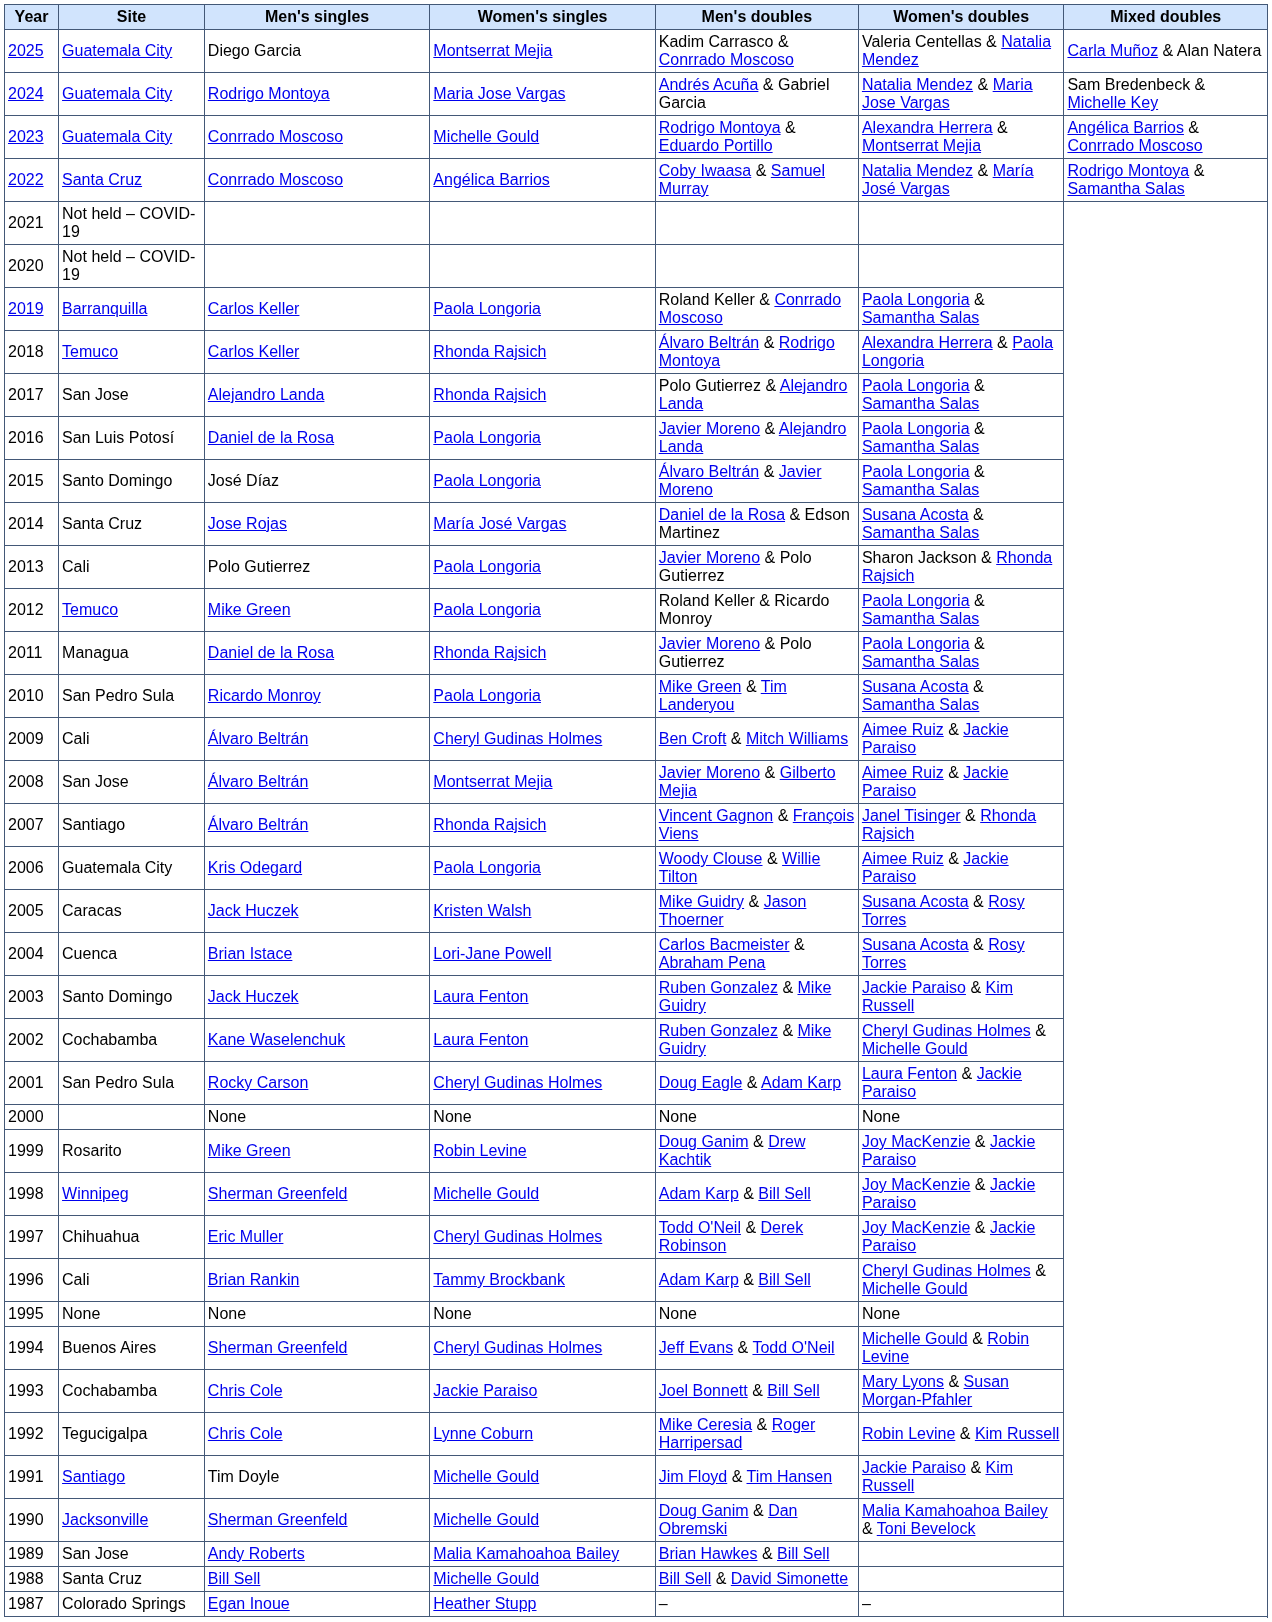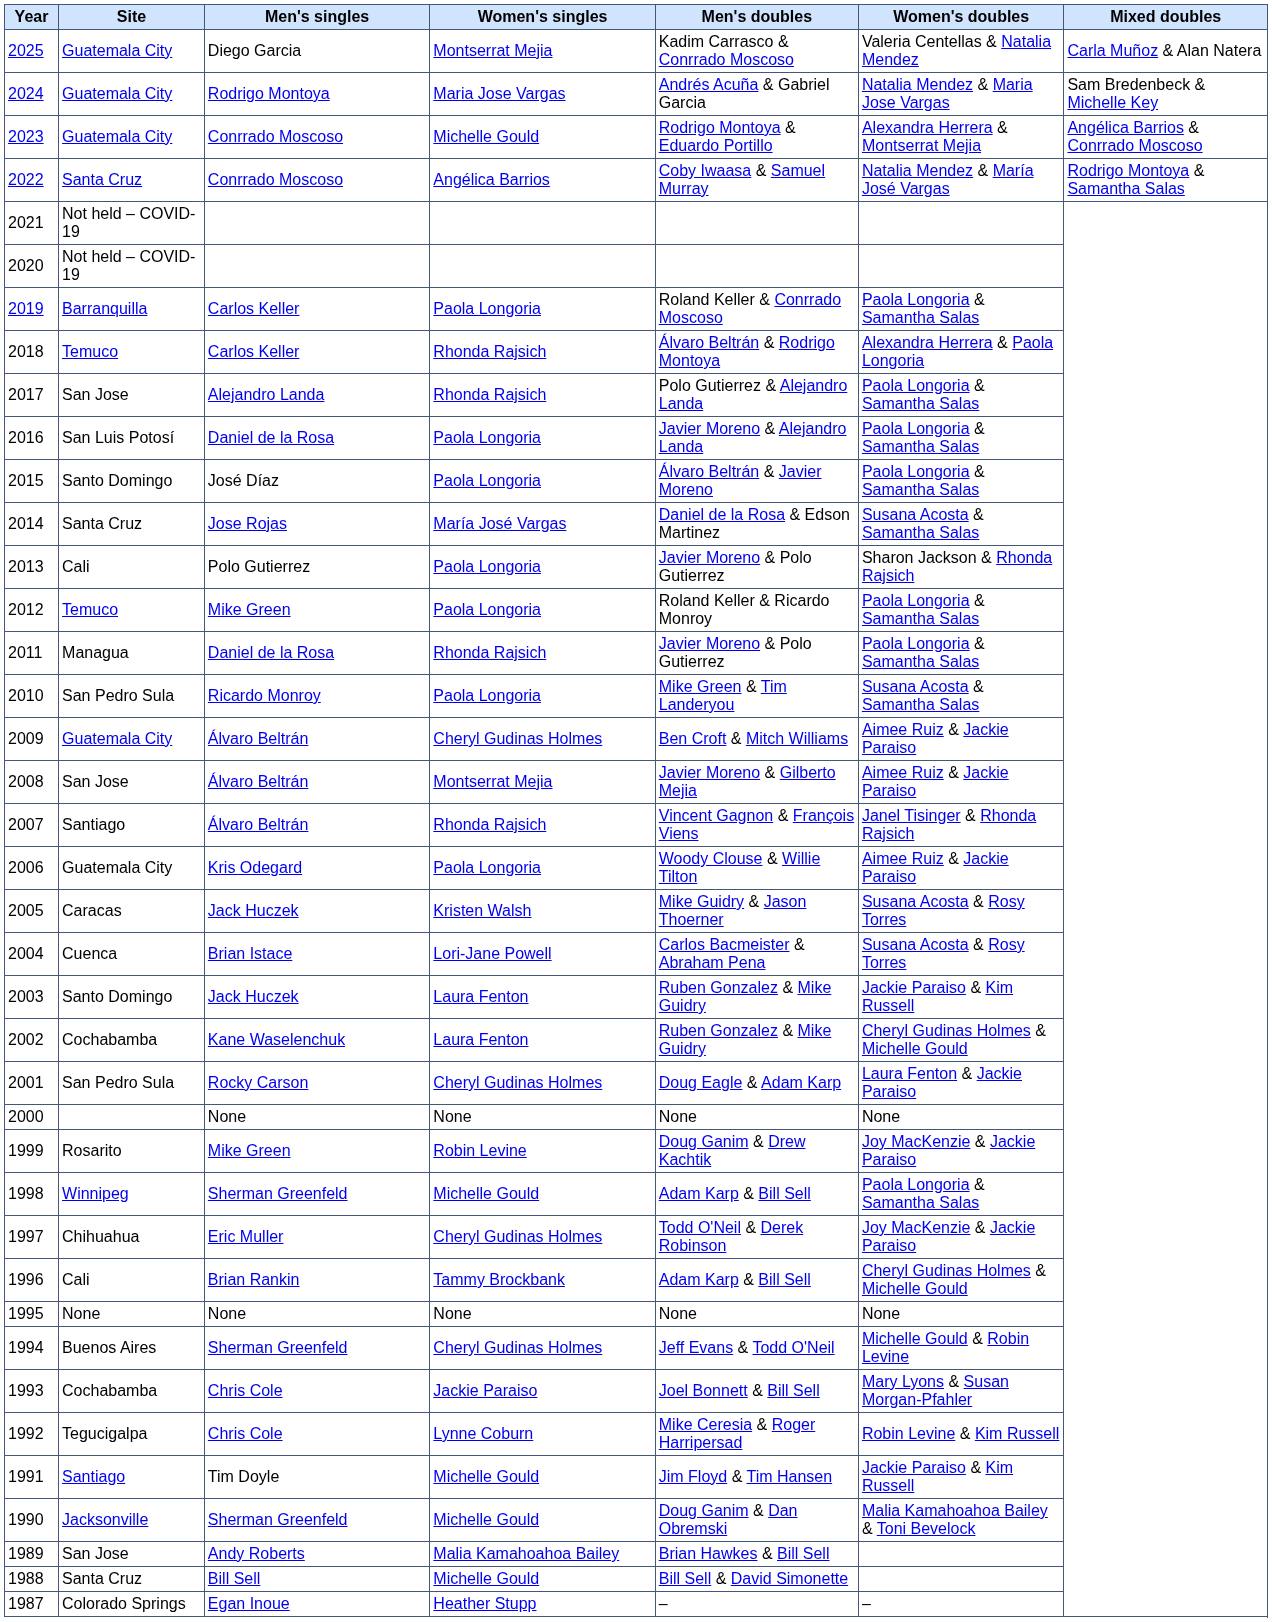(76, 738) Cali -> (117, 738) Guatemala City
(949, 1194) Joy MacKenzie & Jackie Paraiso -> (923, 1194) Paola Longoria & Samantha Salas
